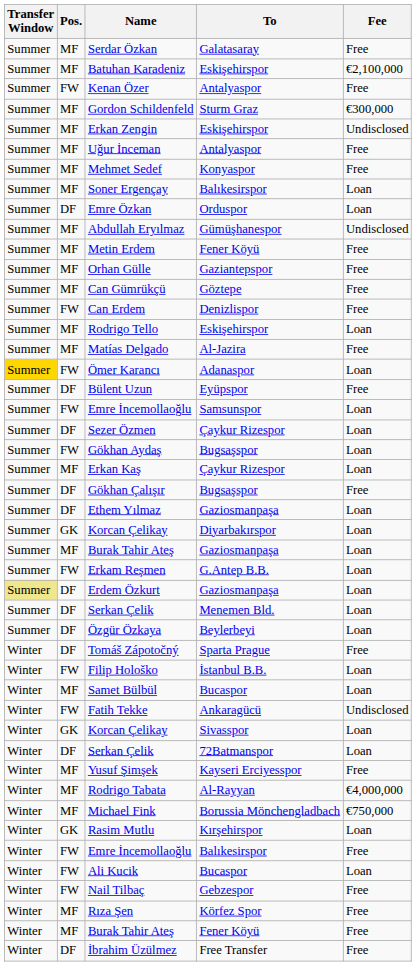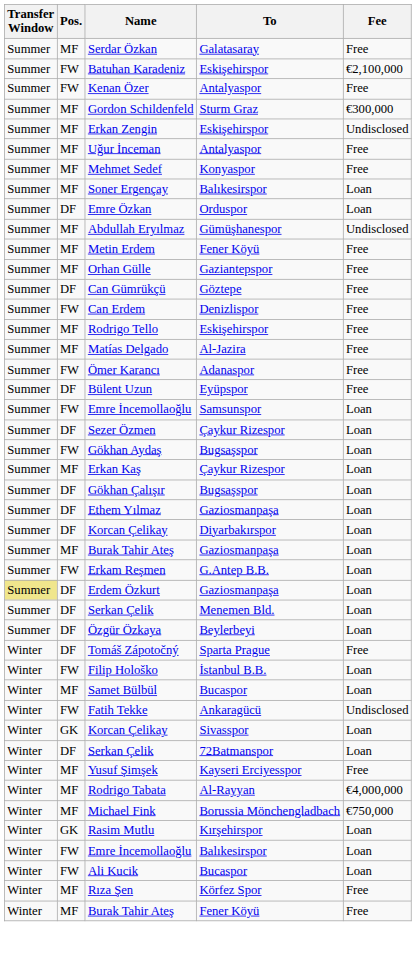(69, 68) MF -> (69, 68) FW
(69, 289) MF -> (68, 289) DF
(359, 329) Loan -> (357, 329) Free
(29, 369) gold background -> (29, 369) no background
(359, 369) Loan -> (357, 369) Free
(357, 489) Free -> (359, 489) Loan
(69, 529) GK -> (68, 529) DF
(357, 850) Free -> (359, 850) Loan
- row: (116, 890)
- row: (132, 950)
